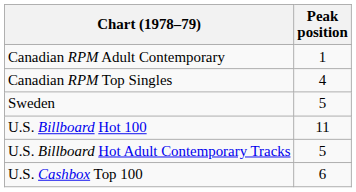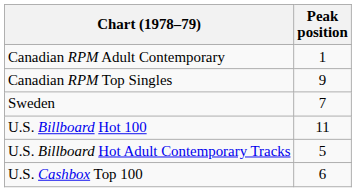(323, 80) 4 -> (323, 80) 9
(323, 103) 5 -> (323, 103) 7
